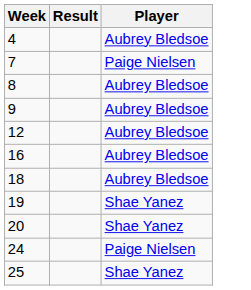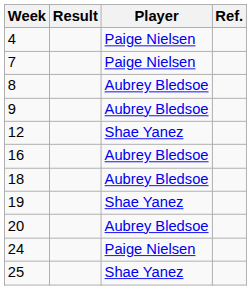+ column: (229, 16)
(157, 39) Aubrey Bledsoe -> (150, 39) Paige Nielsen
(157, 132) Aubrey Bledsoe -> (144, 132) Shae Yanez
(144, 226) Shae Yanez -> (157, 226) Aubrey Bledsoe
